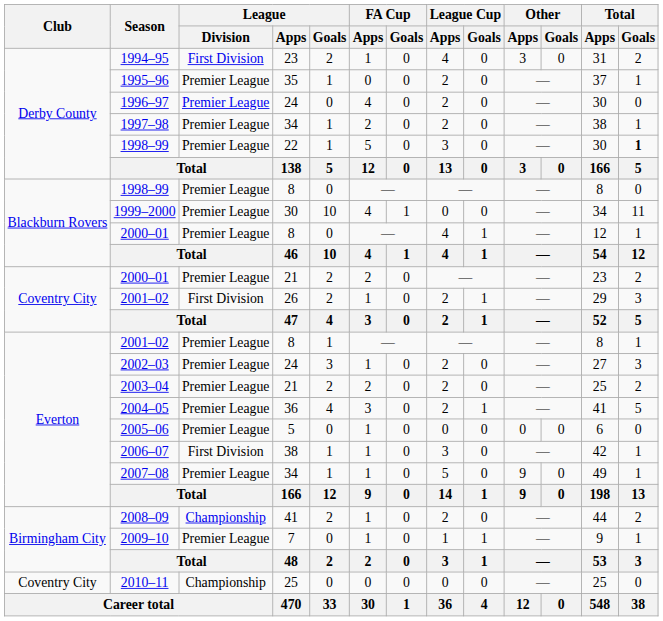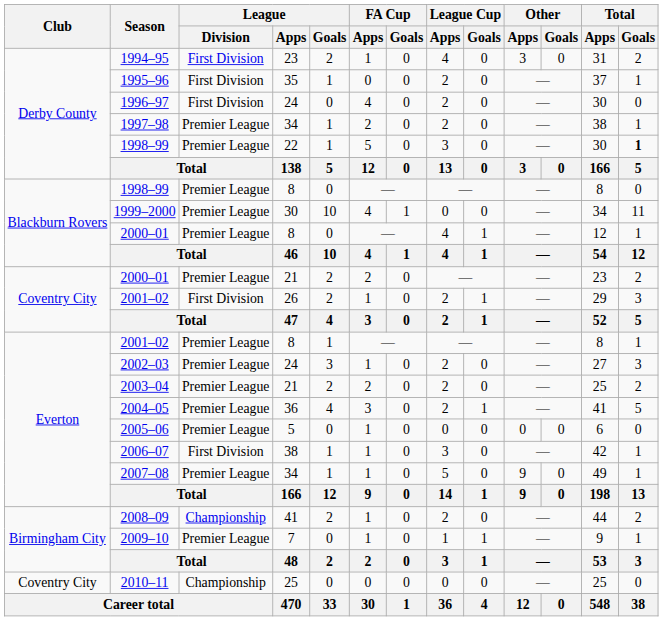(226, 80) Premier League -> (226, 80) First Division
(226, 102) Premier League -> (226, 102) First Division
